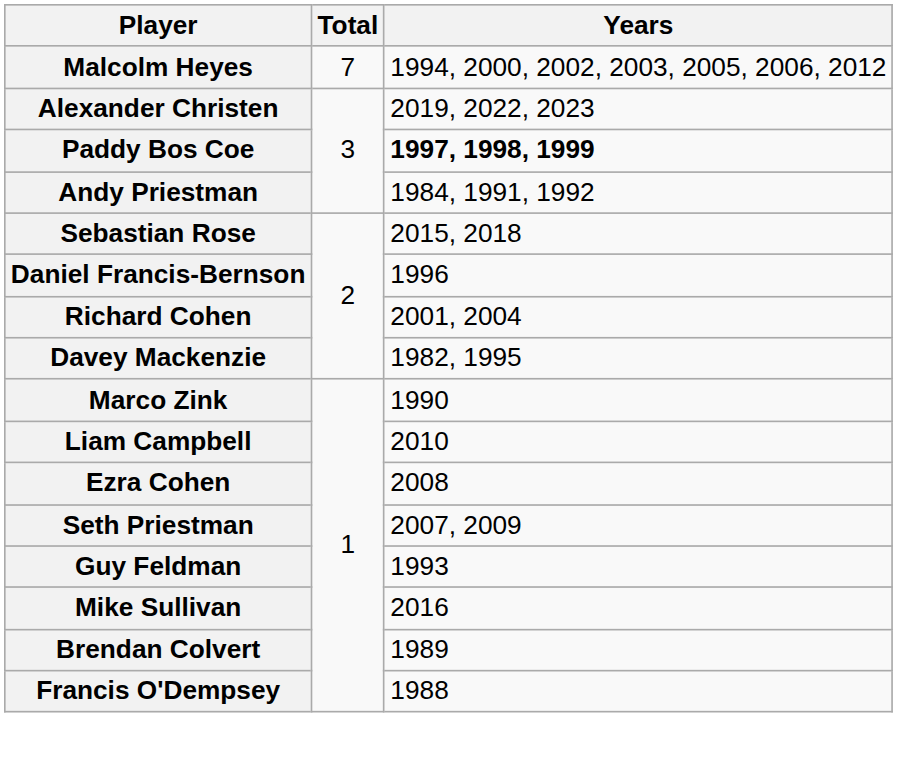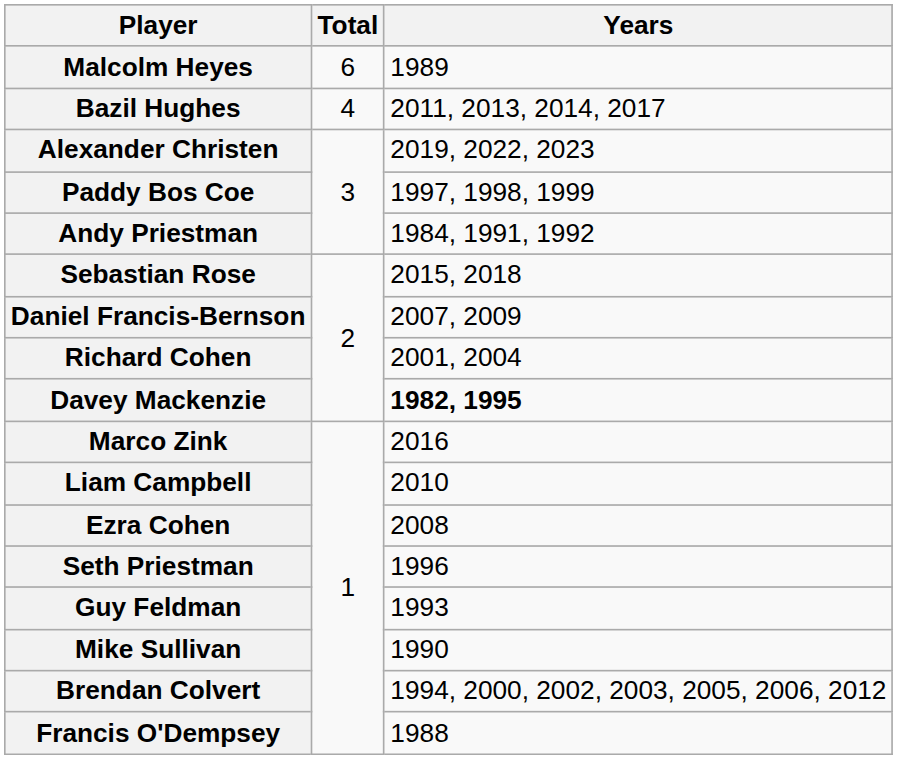(348, 66) 7 -> (348, 66) 6
(638, 66) 1994, 2000, 2002, 2003, 2005, 2006, 2012 -> (420, 66) 1989
+ row: (158, 108)
(492, 150) bold -> (492, 191) normal
(420, 274) 1996 -> (456, 316) 2007, 2009
(456, 358) normal -> (456, 399) bold
(420, 399) 1990 -> (420, 441) 2016
(456, 524) 2007, 2009 -> (420, 566) 1996
(420, 607) 2016 -> (420, 649) 1990
(420, 649) 1989 -> (638, 691) 1994, 2000, 2002, 2003, 2005, 2006, 2012
